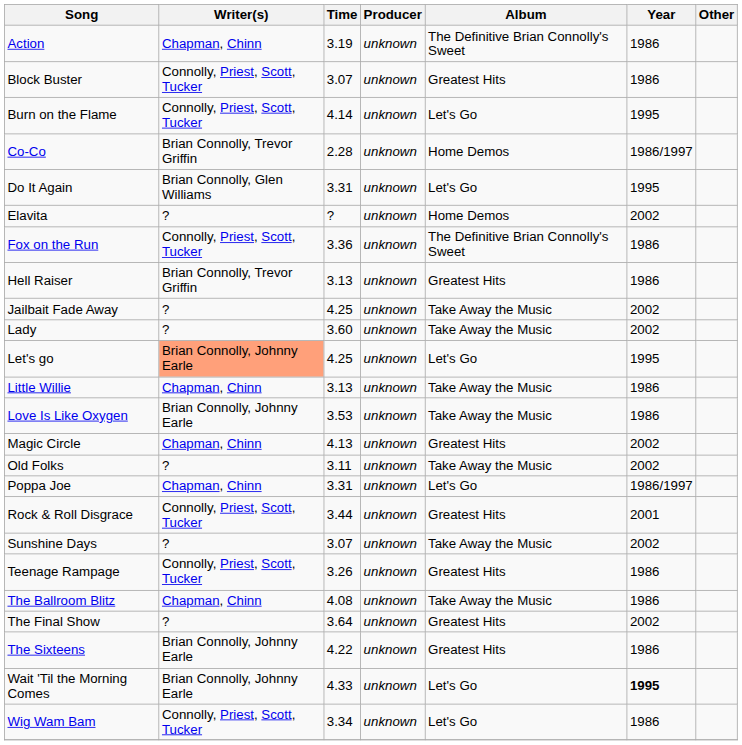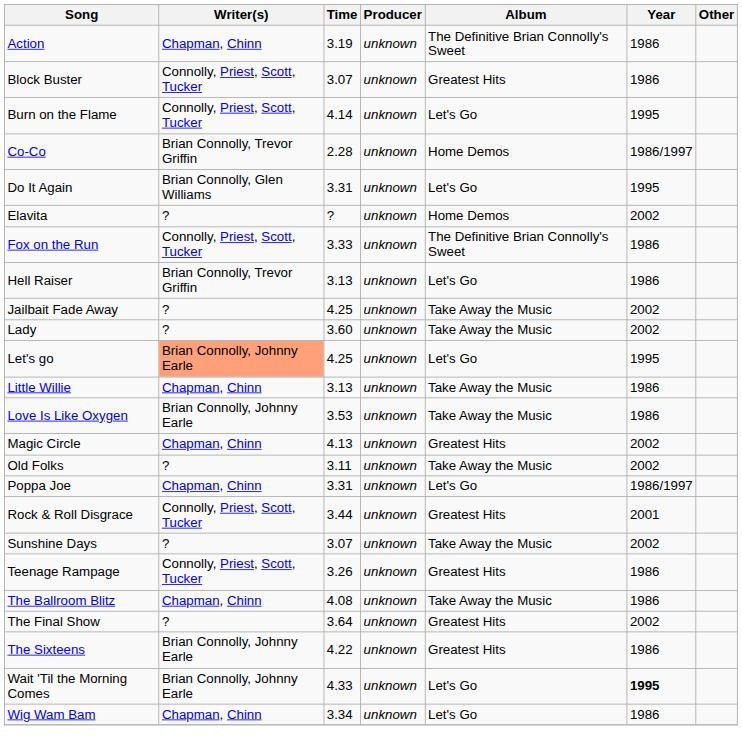(340, 244) 3.36 -> (340, 244) 3.33
(467, 280) Greatest Hits -> (453, 280) Let's Go
(229, 722) Connolly, Priest, Scott, Tucker -> (212, 714) Chapman, Chinn
